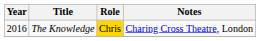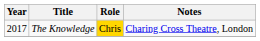(17, 28) 2016 -> (17, 28) 2017
